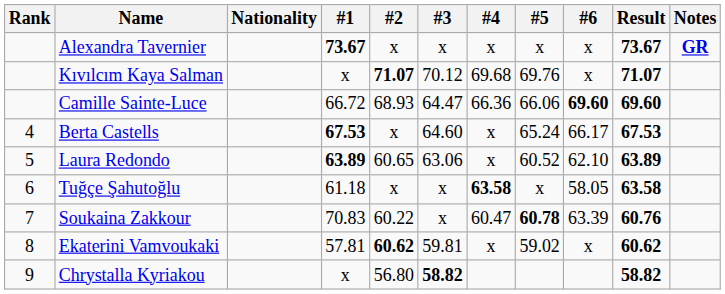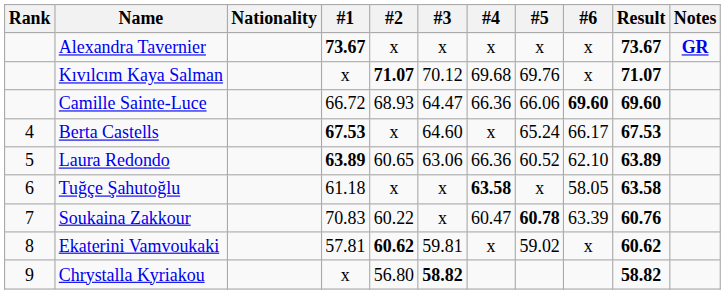(491, 160) x -> (491, 160) 66.36
